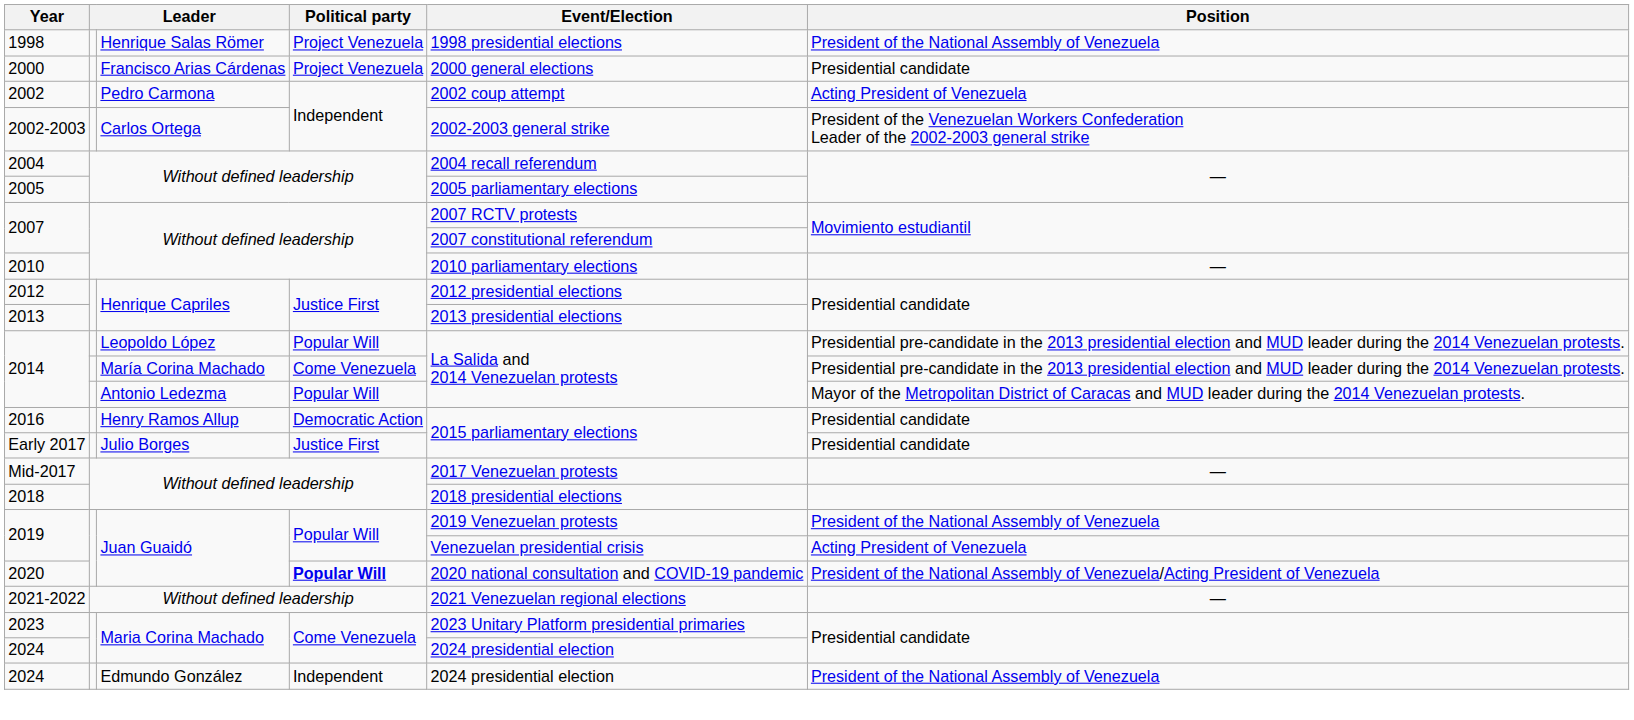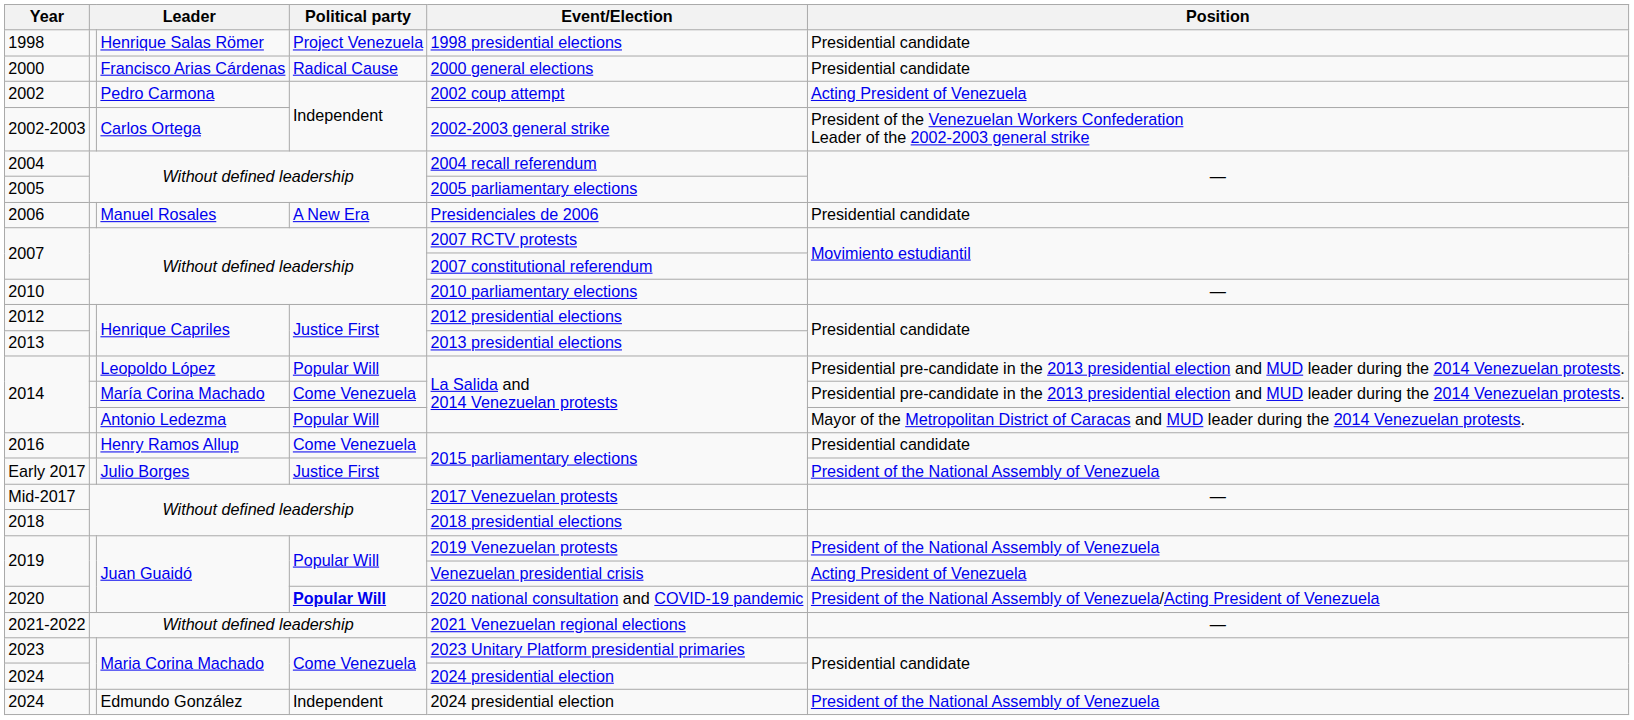(985, 42) President of the National Assembly of Venezuela -> (890, 42) Presidential candidate
(358, 68) Project Venezuela -> (345, 68) Radical Cause
+ row: (26, 214)
(358, 419) Democratic Action -> (354, 445) Come Venezuela
(890, 445) Presidential candidate -> (985, 471) President of the National Assembly of Venezuela
